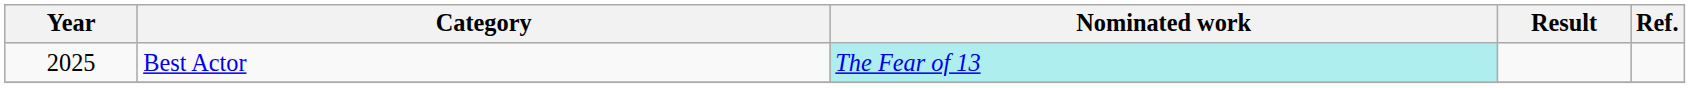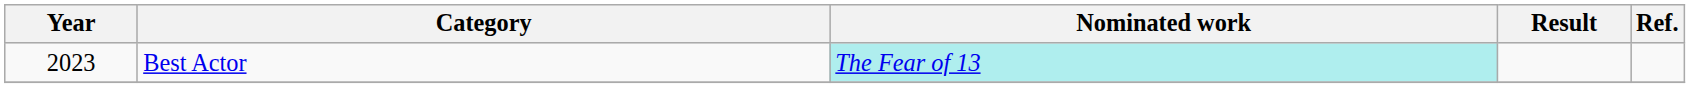(71, 62) 2025 -> (71, 62) 2023
